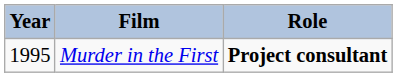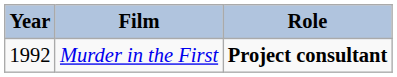(30, 55) 1995 -> (30, 55) 1992
